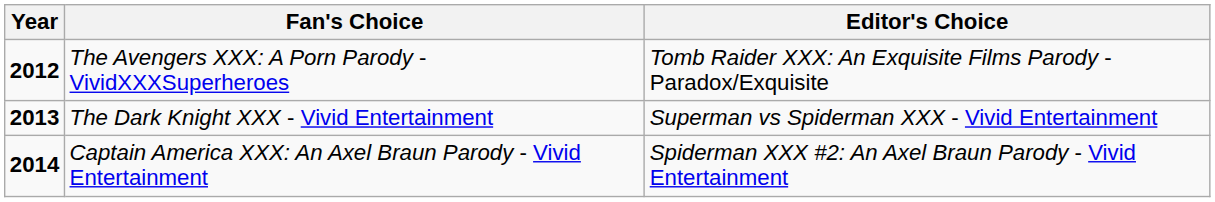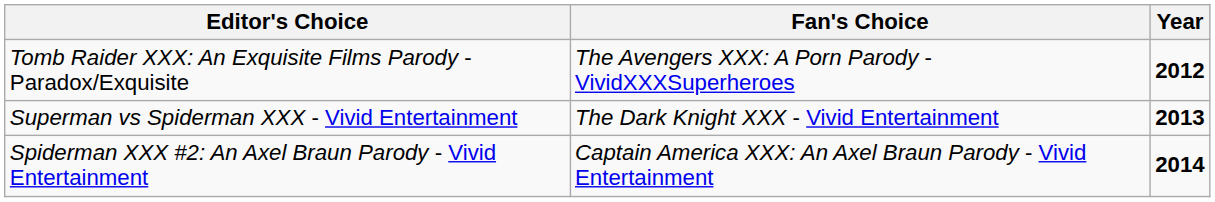columns swapped: (35, 22) <-> (927, 22)
